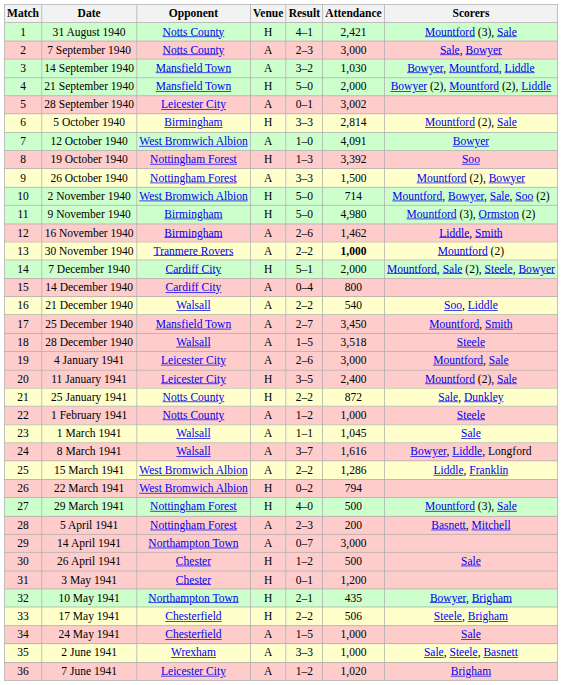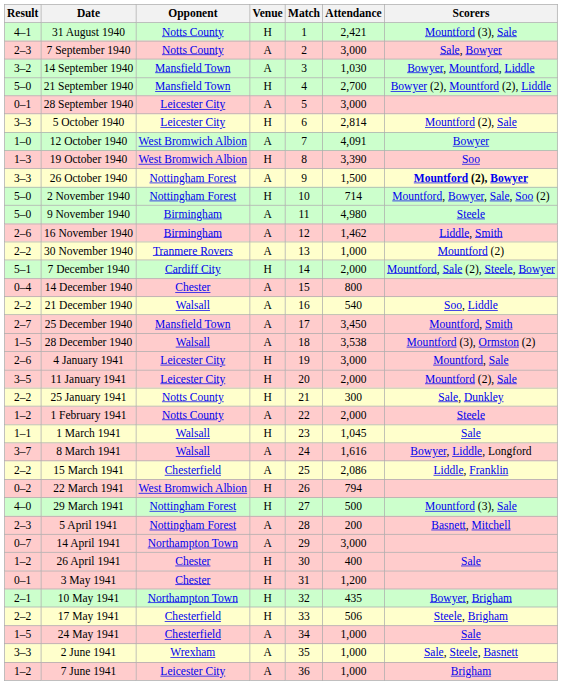columns swapped: (23, 13) <-> (304, 13)
(353, 86) 2,000 -> (353, 86) 2,700
(353, 104) 3,002 -> (353, 104) 3,000
(193, 123) Birmingham -> (193, 123) Leicester City
(193, 159) Nottingham Forest -> (193, 159) West Bromwich Albion
(353, 159) 3,392 -> (353, 159) 3,390
(471, 178) normal -> (471, 178) bold
(193, 196) West Bromwich Albion -> (193, 196) Nottingham Forest
(268, 214) H -> (268, 214) A
(471, 214) Mountford (3), Ormston (2) -> (471, 214) Steele
(353, 251) bold -> (353, 251) normal
(193, 287) Cardiff City -> (193, 287) Chester
(353, 342) 3,518 -> (353, 342) 3,538
(471, 342) Steele -> (471, 342) Mountford (3), Ormston (2)
(268, 360) A -> (268, 360) H
(353, 379) 2,400 -> (353, 379) 2,000
(353, 397) 872 -> (353, 397) 300
(353, 415) 1,000 -> (353, 415) 2,000
(268, 433) A -> (268, 433) H
(193, 470) West Bromwich Albion -> (193, 470) Chesterfield
(353, 470) 1,286 -> (353, 470) 2,086
(353, 561) 500 -> (353, 561) 400
(353, 671) 1,020 -> (353, 671) 1,000
